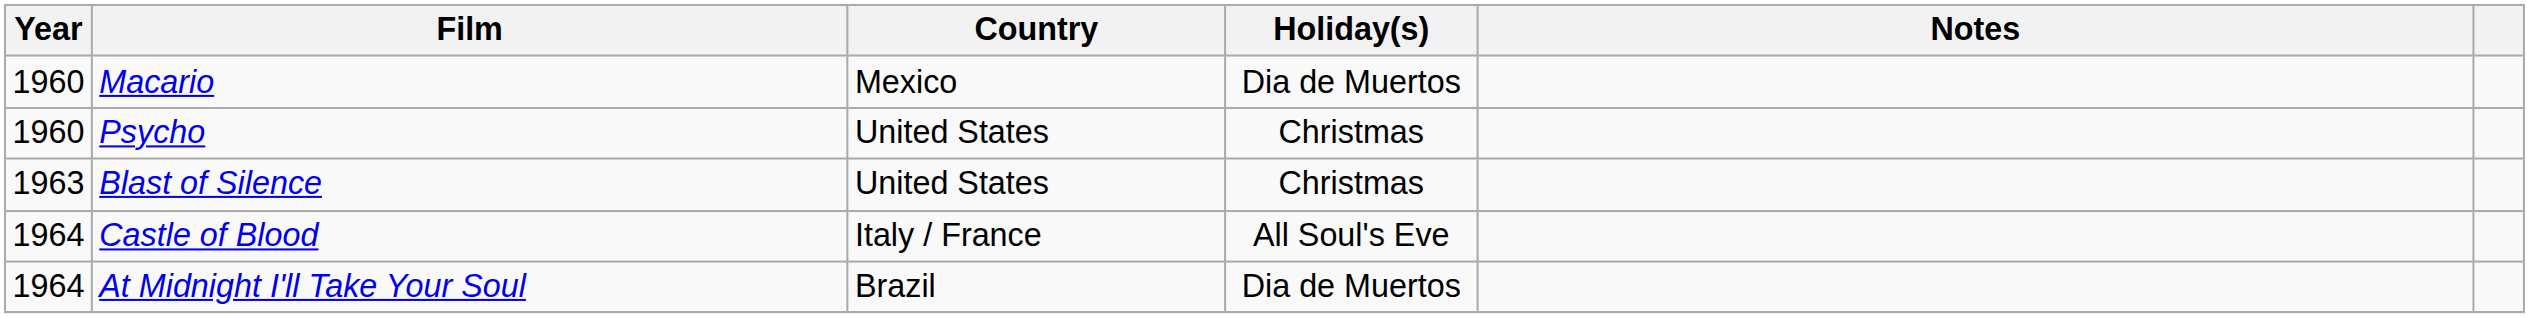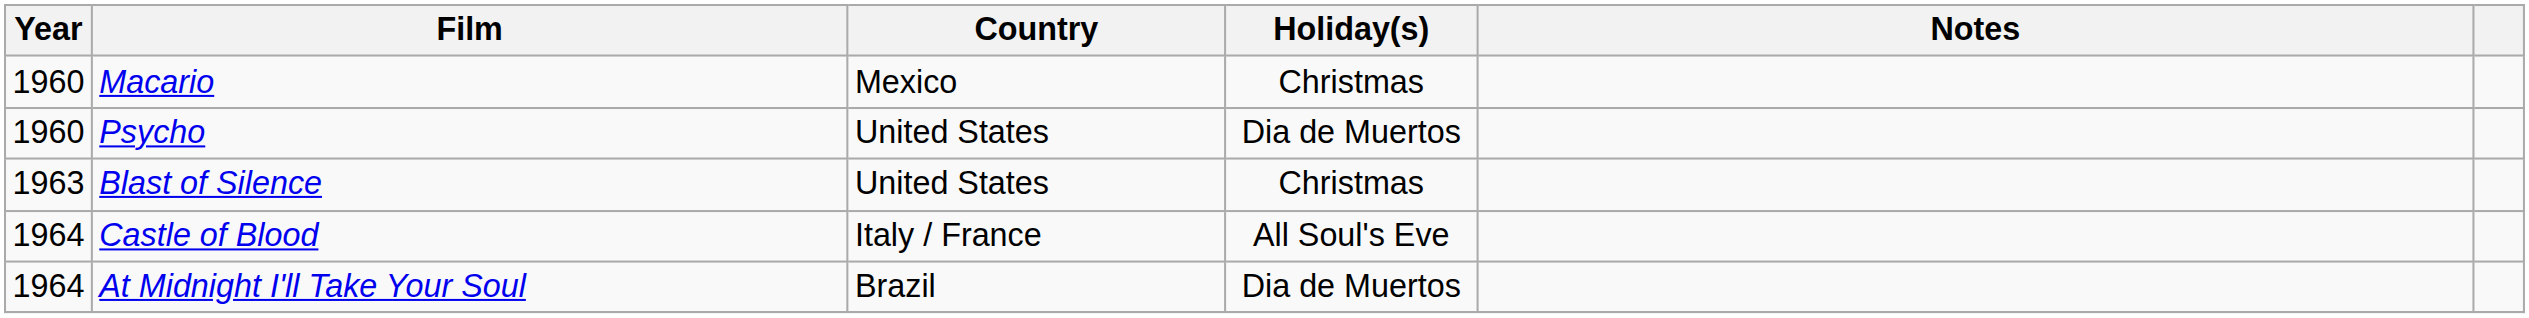(1351, 81) Dia de Muertos -> (1351, 81) Christmas
(1351, 132) Christmas -> (1351, 132) Dia de Muertos
